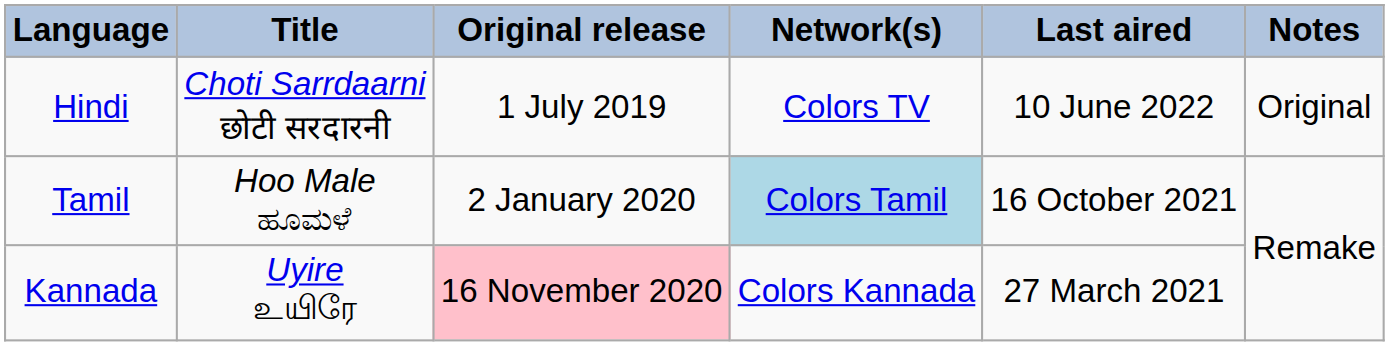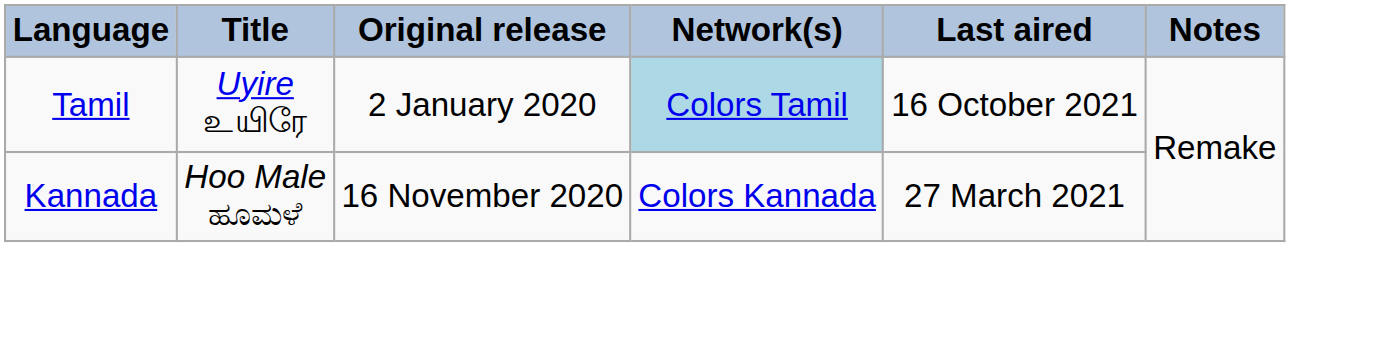- row: (91, 106)
(305, 199) Hoo Male ಹೂಮಳೆ -> (255, 101) Uyire உயிரே
(305, 289) Uyire உயிரே -> (255, 195) Hoo Male ಹೂಮಳೆ
(582, 291) pink background -> (482, 195) no background
